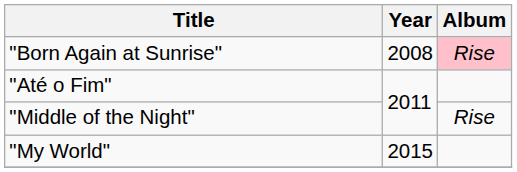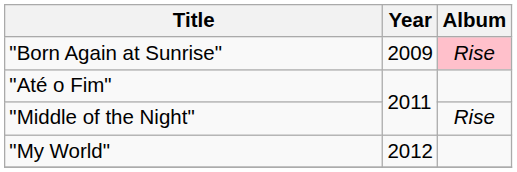(410, 53) 2008 -> (410, 53) 2009
(410, 150) 2015 -> (410, 150) 2012
